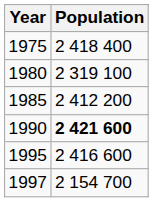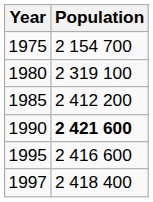(93, 45) 2 418 400 -> (93, 45) 2 154 700
(93, 182) 2 154 700 -> (93, 182) 2 418 400
